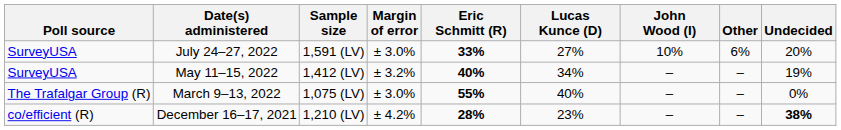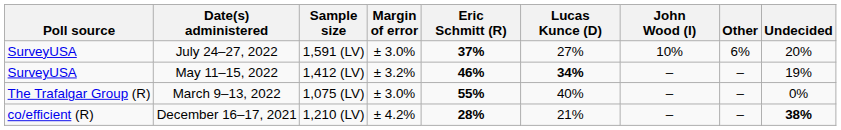(471, 51) 33% -> (471, 51) 37%
(471, 73) 40% -> (471, 73) 46%
(570, 73) normal -> (570, 73) bold
(570, 115) 23% -> (570, 115) 21%
